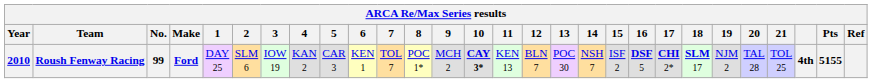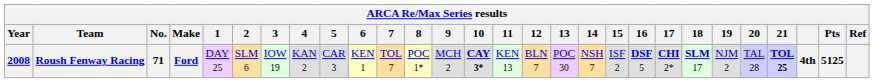(19, 60) 2010 -> (19, 60) 2008
(158, 60) 99 -> (158, 60) 71
(781, 60) normal -> (782, 60) bold
(830, 60) 5155 -> (832, 60) 5125
